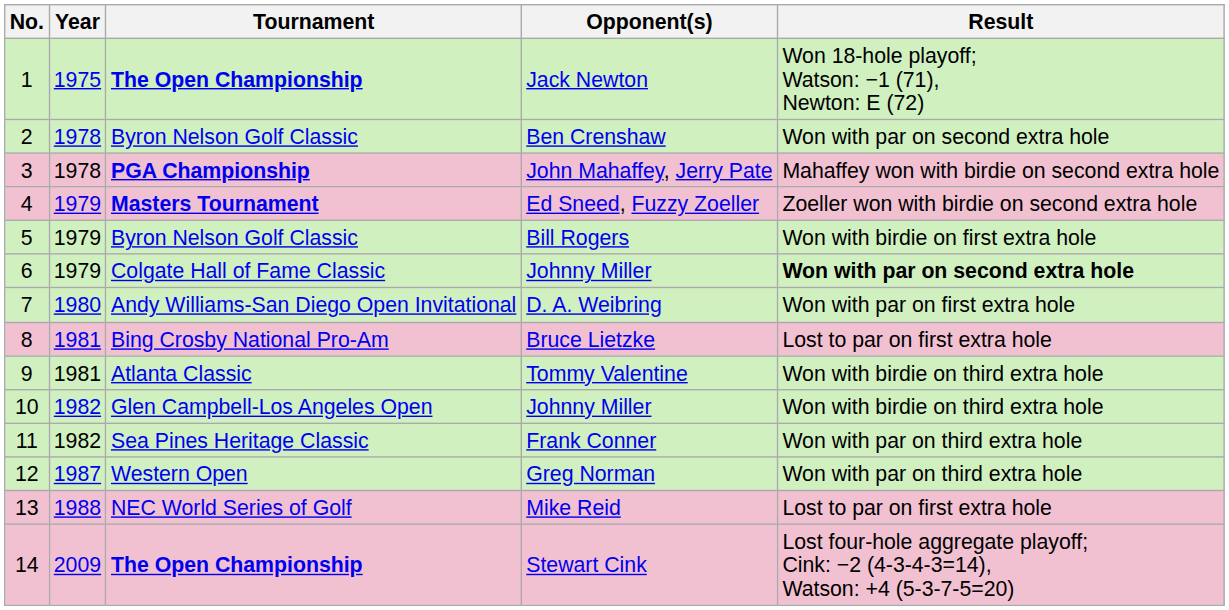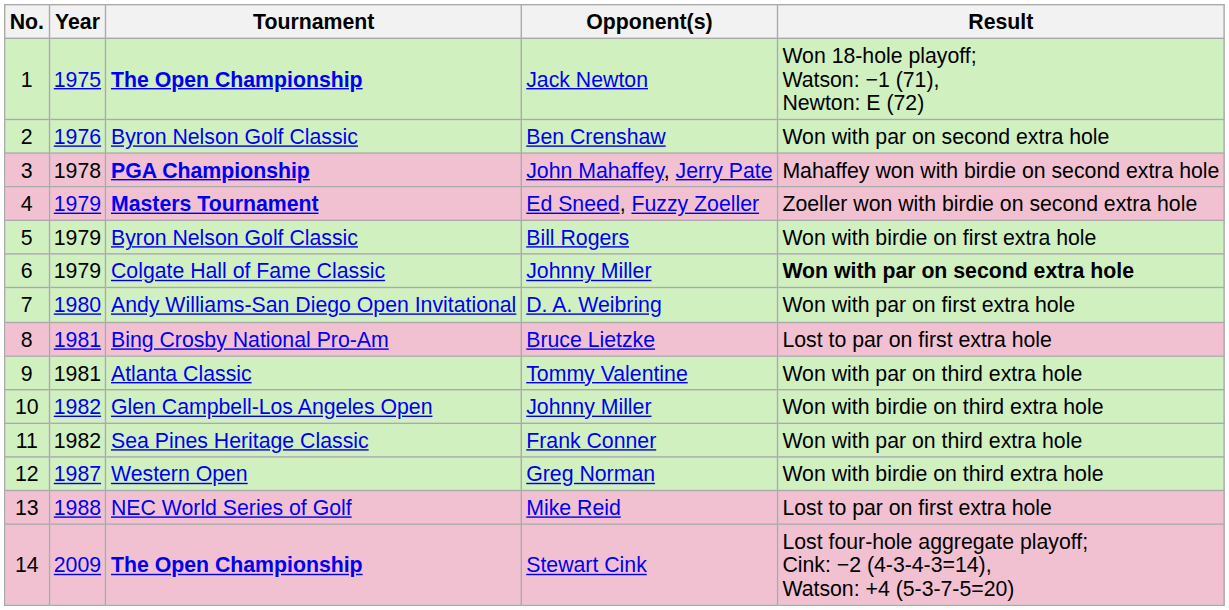(77, 137) 1978 -> (77, 137) 1976
(943, 373) Won with birdie on third extra hole -> (932, 373) Won with par on third extra hole
(932, 474) Won with par on third extra hole -> (943, 474) Won with birdie on third extra hole
